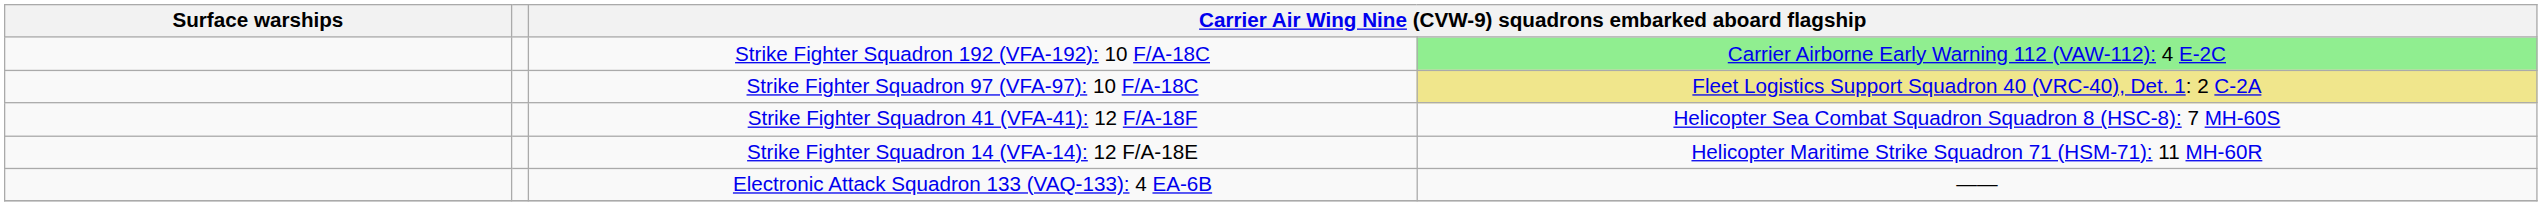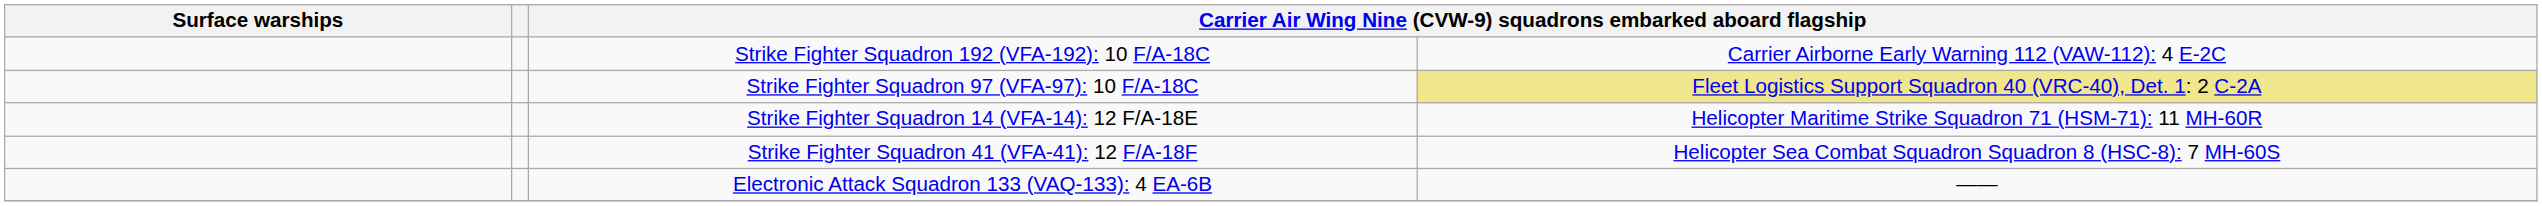(1977, 53) lightgreen background -> (1977, 53) no background
rows swapped: (973, 119) <-> (973, 151)
